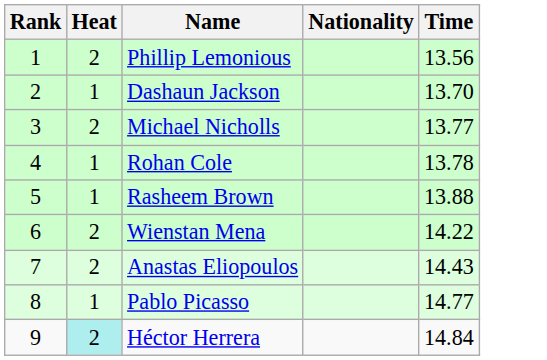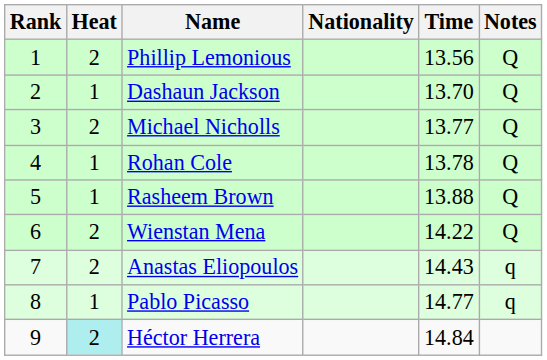+ column: (510, 22)
